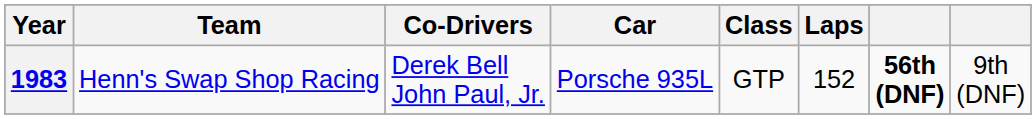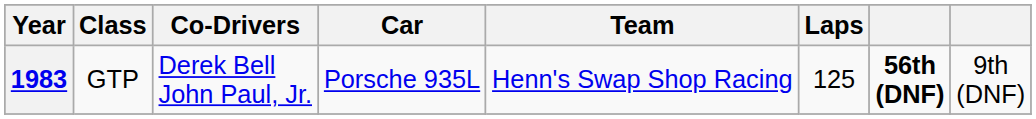columns swapped: (229, 25) <-> (759, 25)
(834, 79) 152 -> (834, 79) 125
